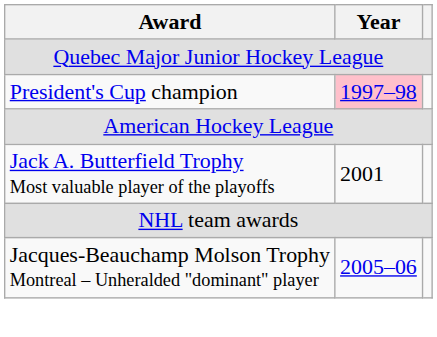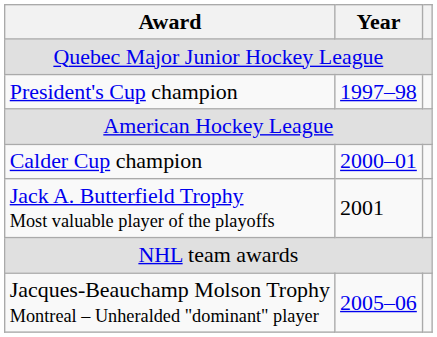(378, 91) pink background -> (378, 91) no background
+ row: (106, 160)
